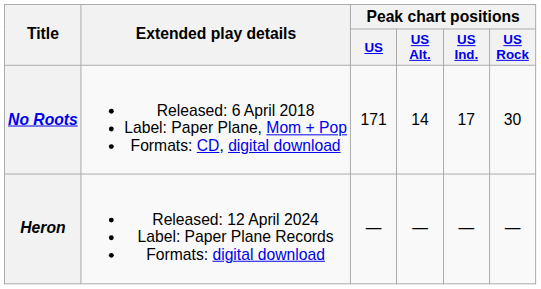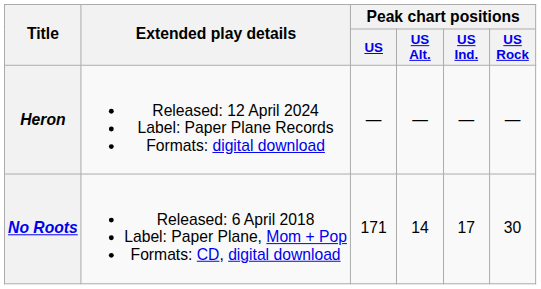rows swapped: (43, 119) <-> (43, 228)
